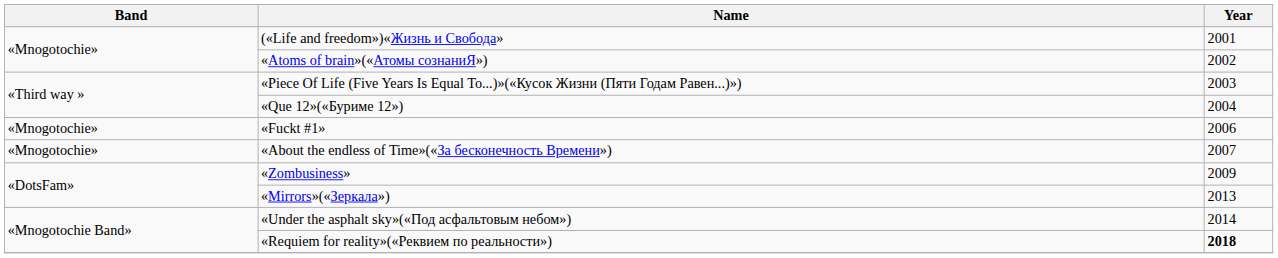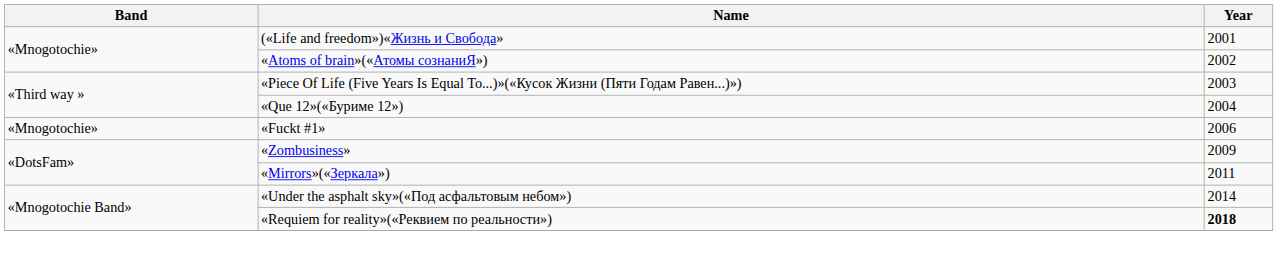- row: (436, 151)
(1222, 196) 2013 -> (1221, 173) 2011
